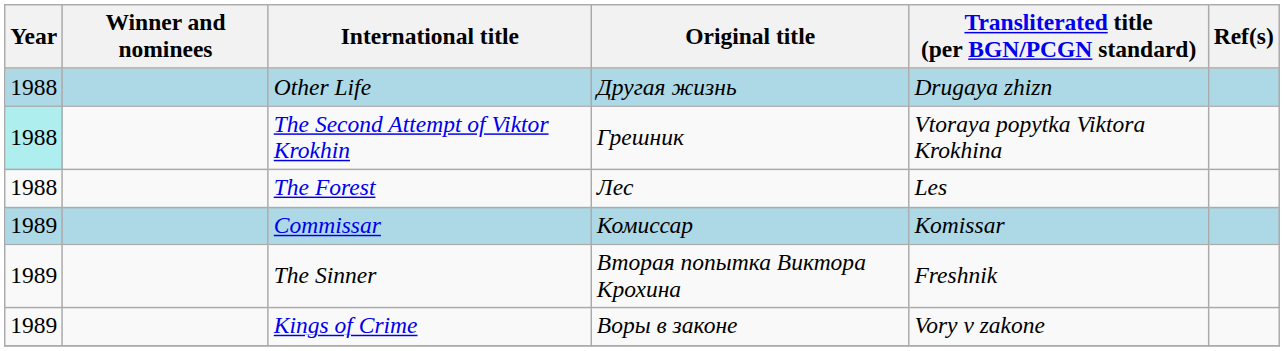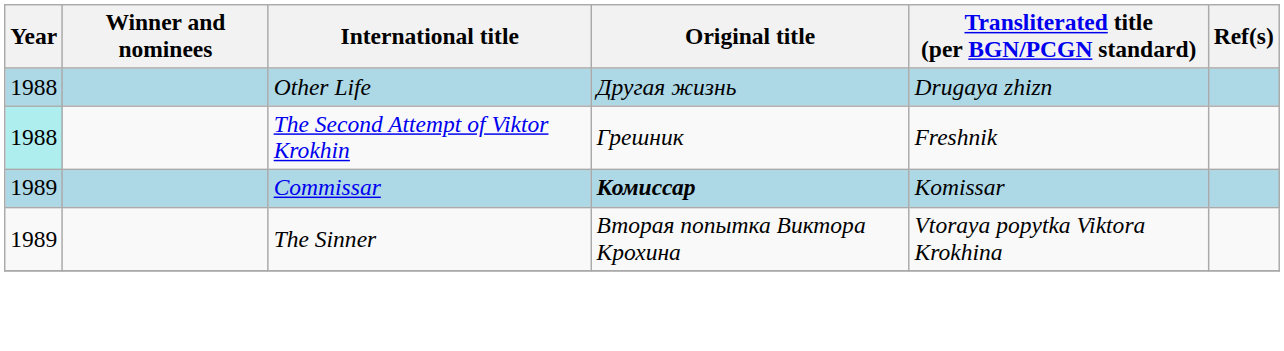(1030, 137) Vtoraya popytka Viktora Krokhina -> (956, 137) Freshnik
- row: (325, 187)
(645, 225) normal -> (646, 187) bold
(956, 275) Freshnik -> (1030, 238) Vtoraya popytka Viktora Krokhina
- row: (346, 326)
